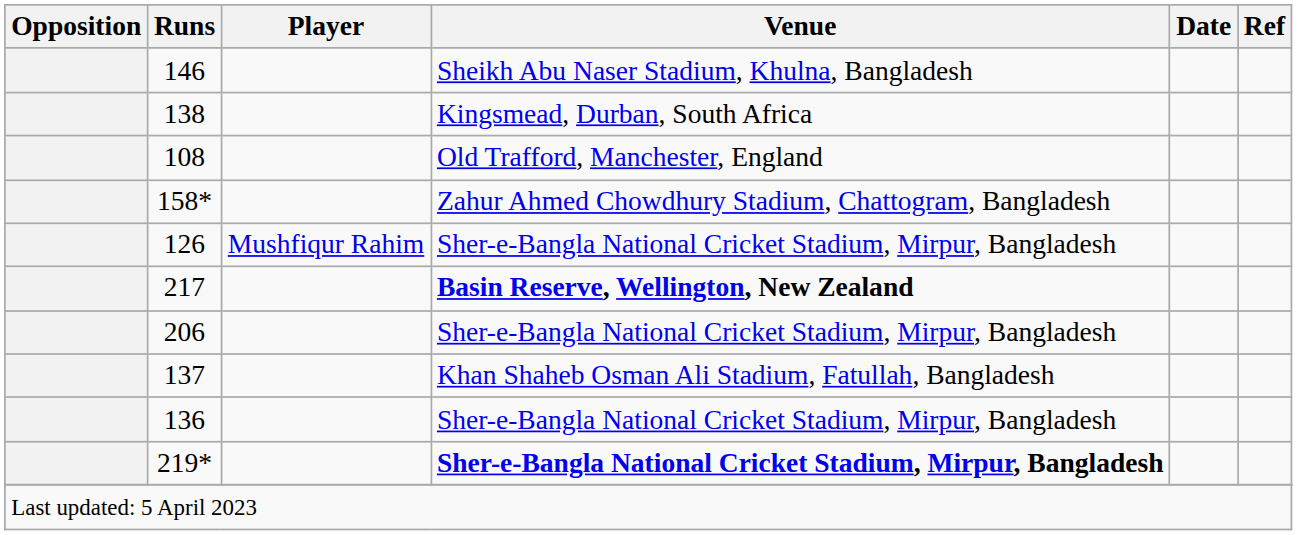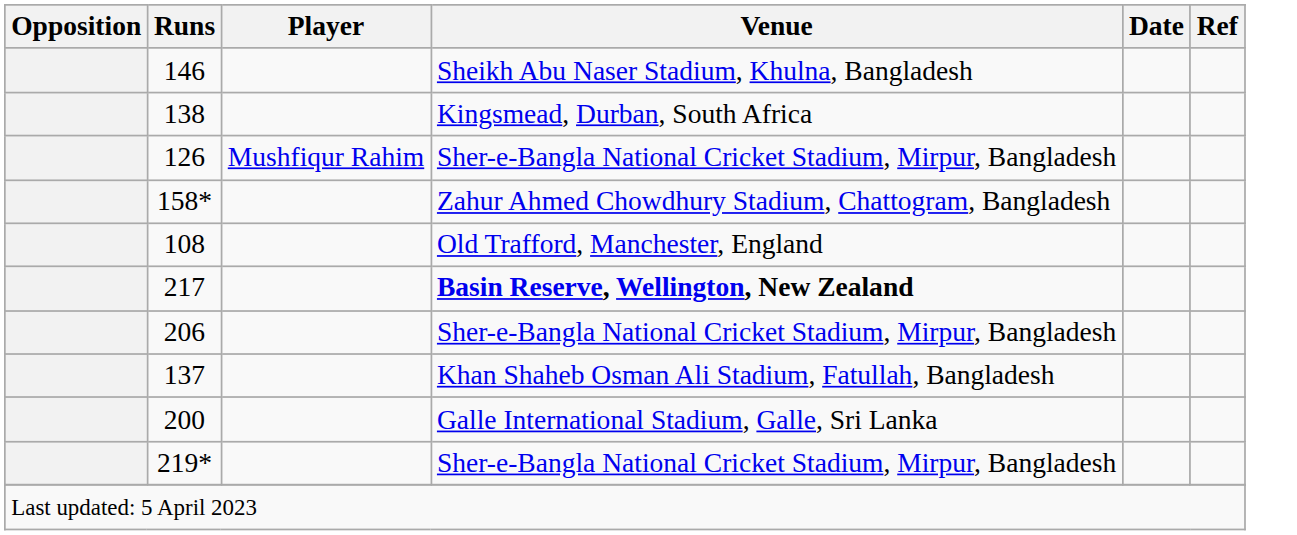rows swapped: (184, 157) <-> (184, 244)
+ row: (184, 419)
- row: (184, 419)
(800, 462) bold -> (777, 462) normal
